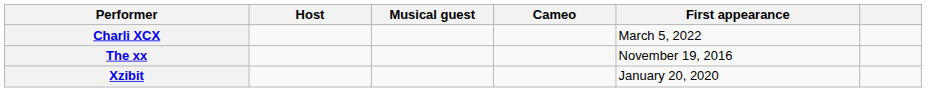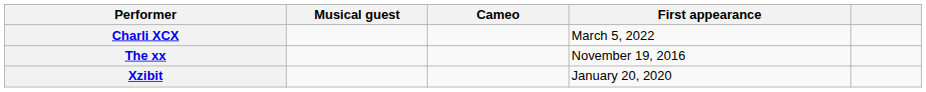- column: (310, 14)
